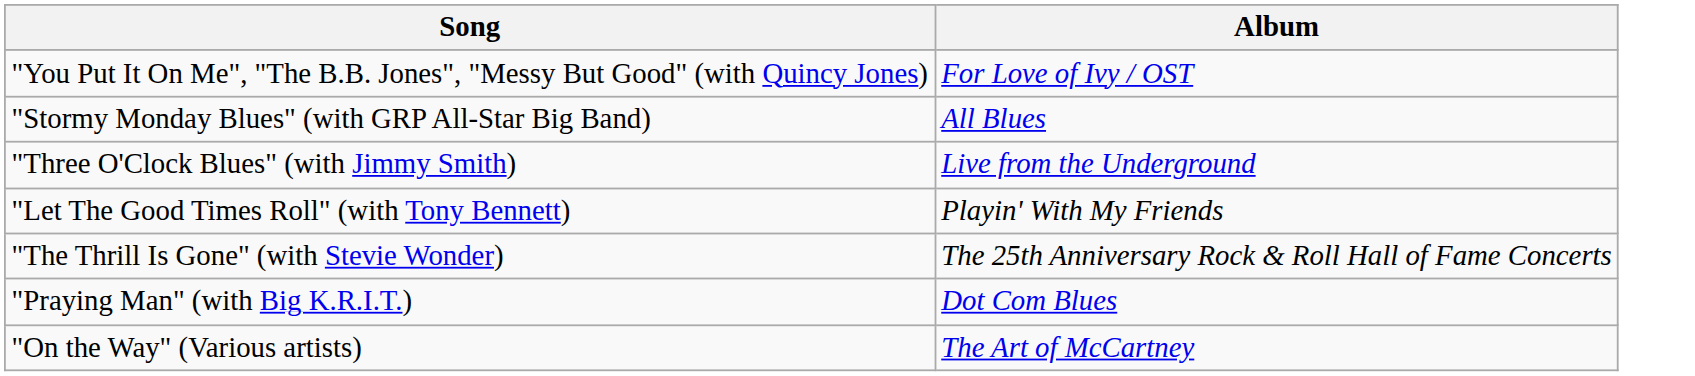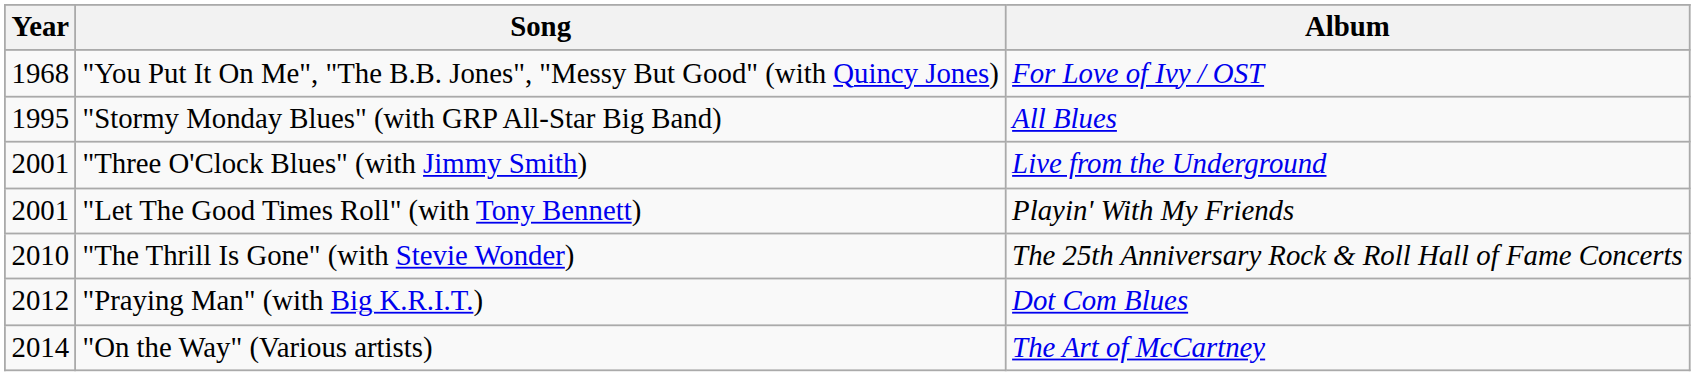+ column: (40, 27)
